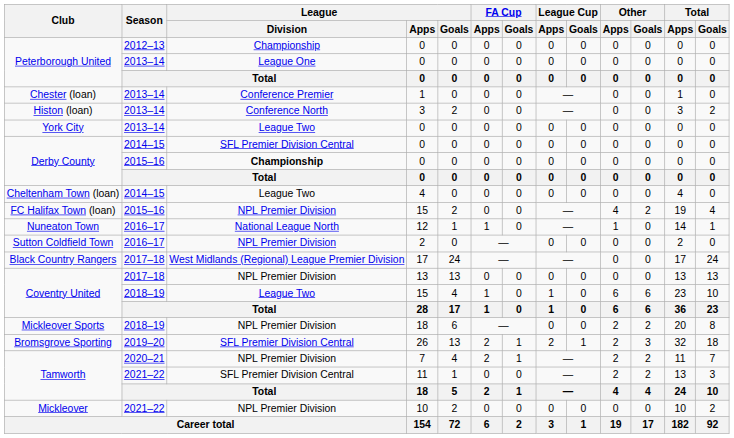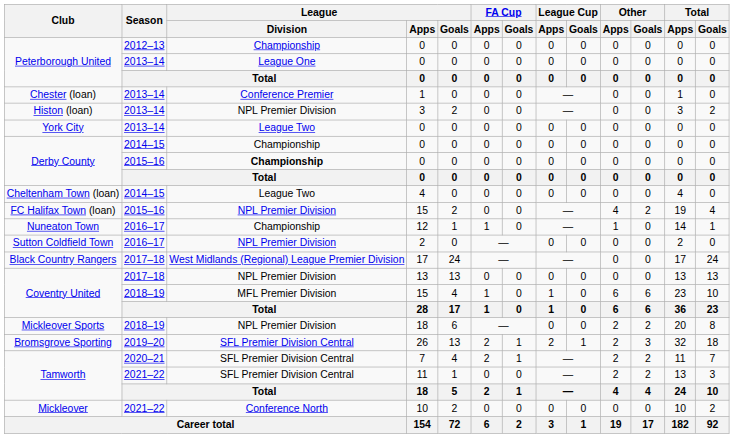(287, 111) Conference North -> (287, 111) NPL Premier Division
(287, 144) SFL Premier Division Central -> (287, 144) Championship
(287, 227) National League North -> (287, 227) Championship
(287, 293) League Two -> (287, 293) MFL Premier Division
(287, 359) NPL Premier Division -> (287, 359) SFL Premier Division Central
(287, 408) NPL Premier Division -> (287, 408) Conference North
